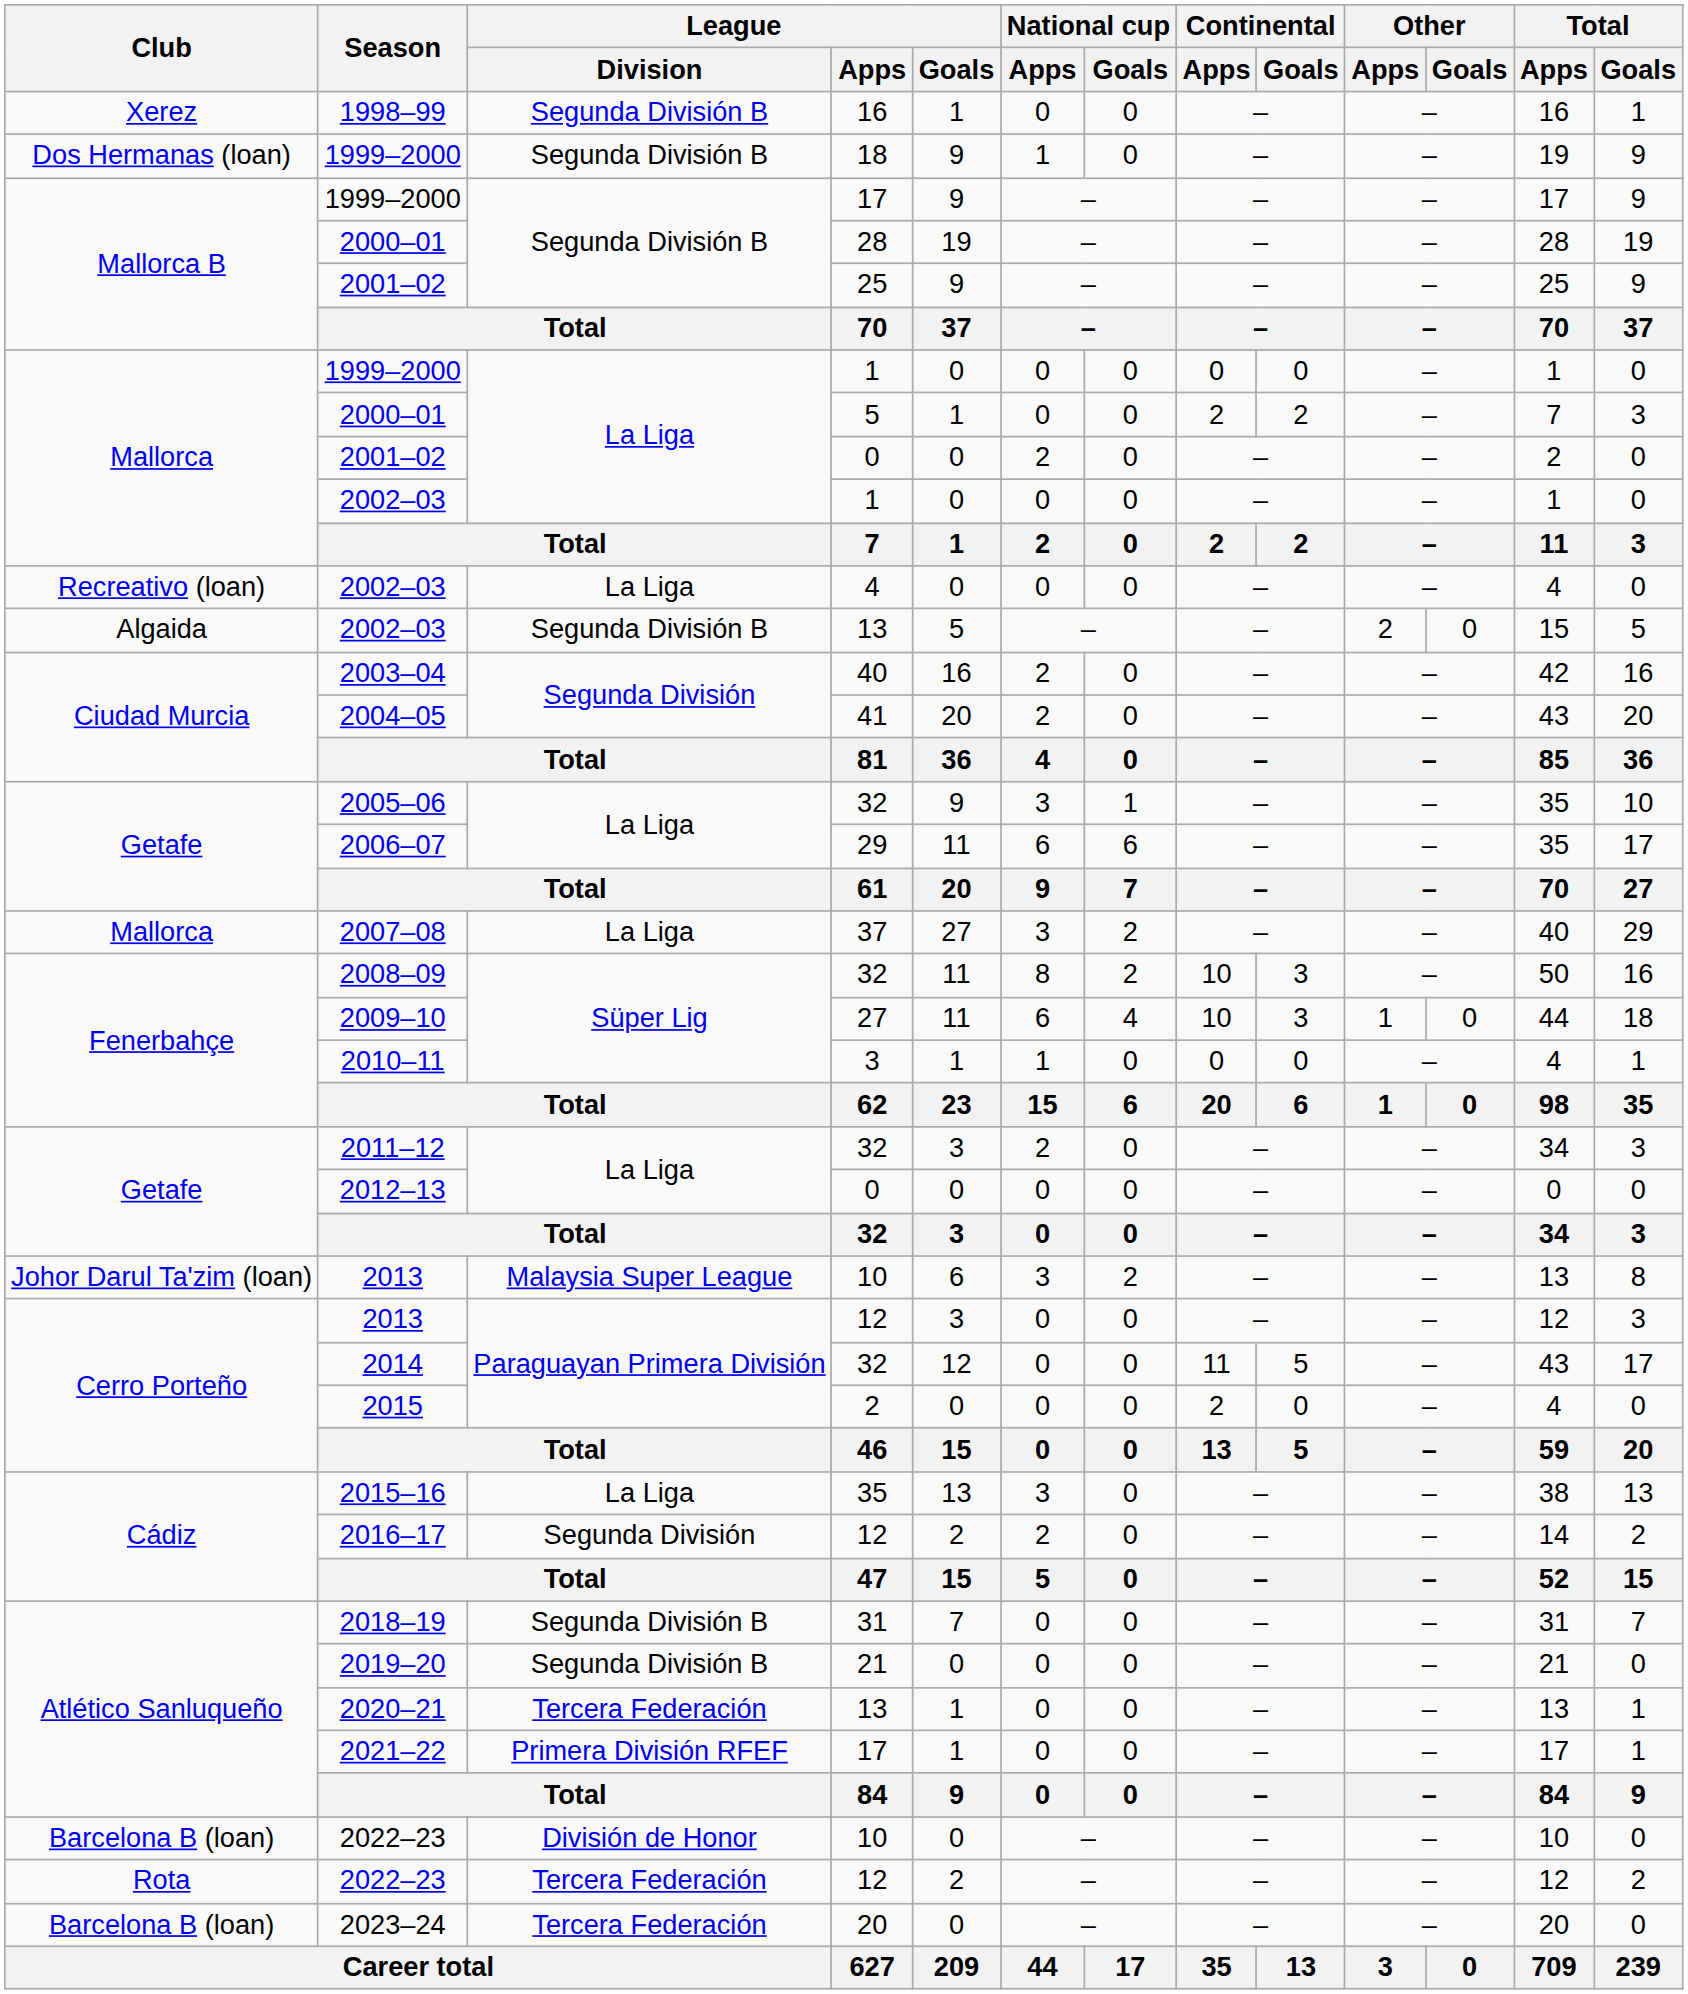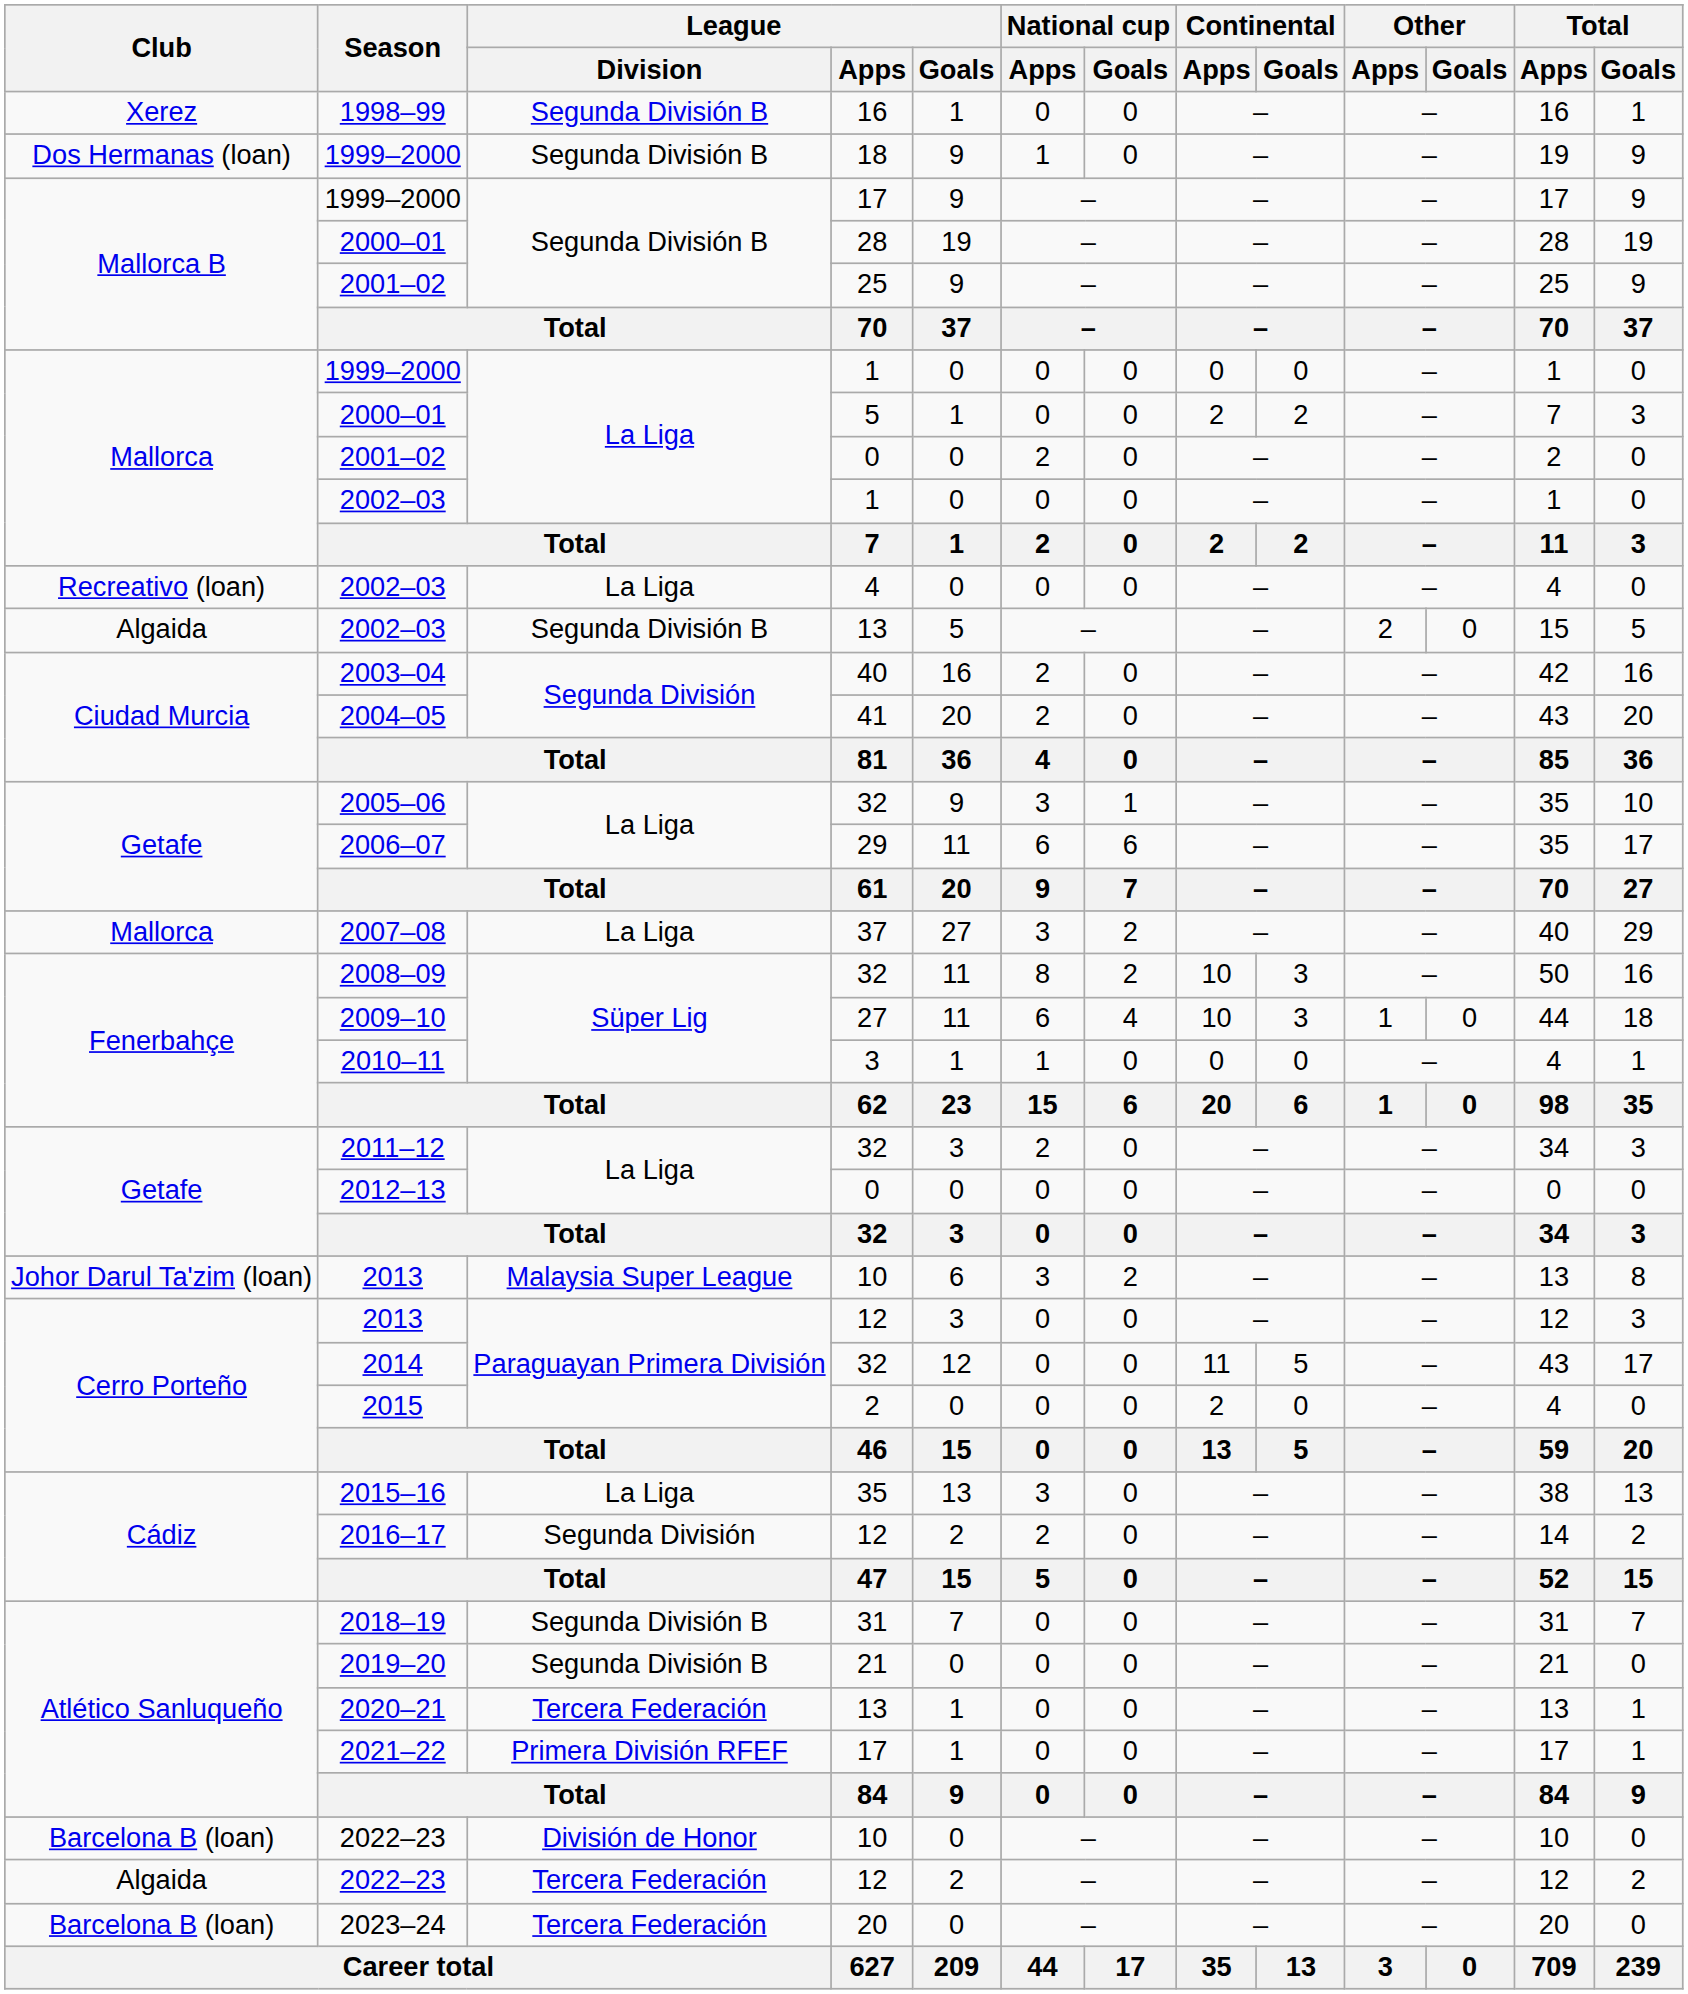(162, 1880) Rota -> (162, 1880) Algaida
